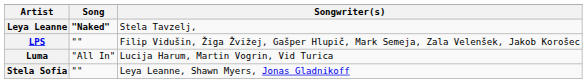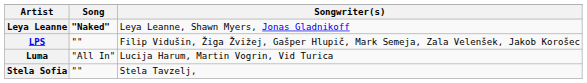(158, 27) Stela Tavzelj, -> (235, 27) Leya Leanne, Shawn Myers, Jonas Gladnikoff
(235, 71) Leya Leanne, Shawn Myers, Jonas Gladnikoff -> (158, 71) Stela Tavzelj,
